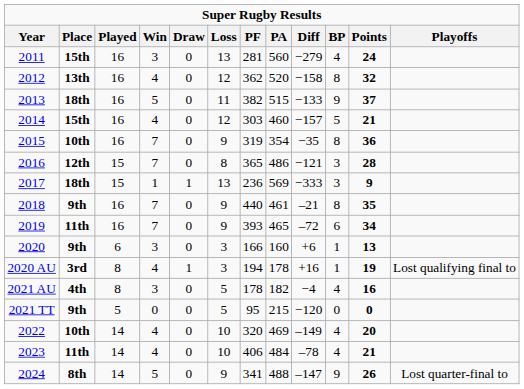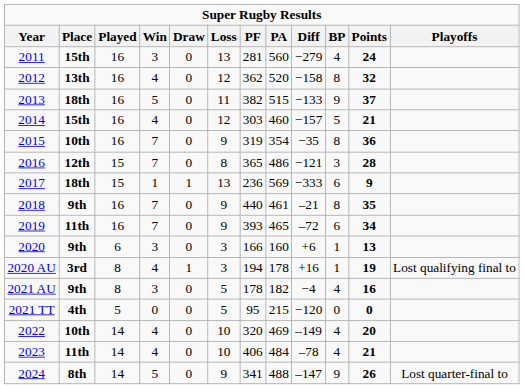(337, 183) 3 -> (337, 183) 6
(77, 288) 4th -> (77, 288) 9th
(77, 309) 9th -> (77, 309) 4th
